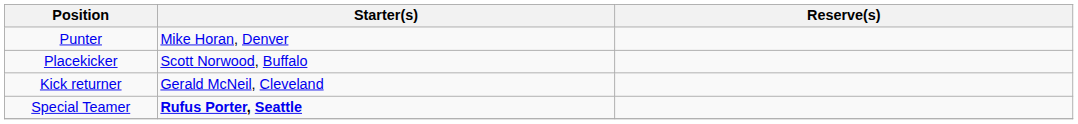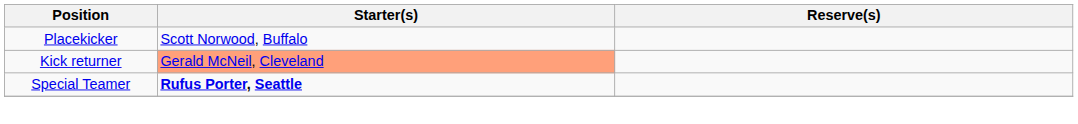- row: (81, 38)
(242, 84) no background -> (242, 61) lightsalmon background
